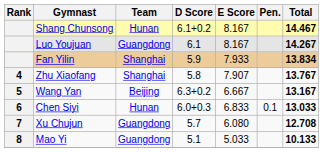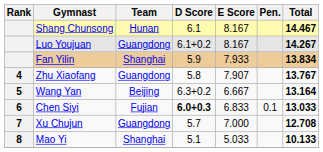(194, 28) 6.1+0.2 -> (194, 28) 6.1
(194, 44) 6.1 -> (194, 44) 6.1+0.2
(144, 76) Shanghai -> (144, 76) Guangdong
(301, 92) 13.167 -> (301, 92) 13.164
(144, 108) Hunan -> (144, 108) Fujian
(194, 108) normal -> (194, 108) bold
(236, 124) 6.080 -> (236, 124) 7.000
(144, 140) Guangdong -> (144, 140) Shanghai
